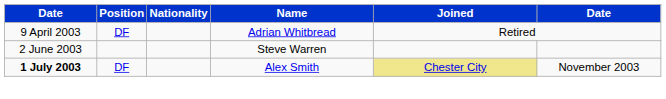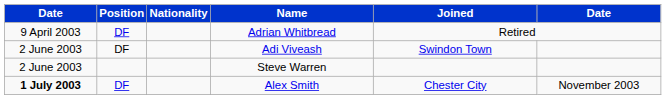+ row: (292, 50)
(455, 68) khaki background -> (455, 86) no background
